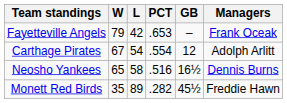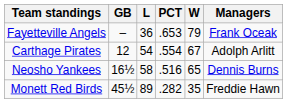columns swapped: (118, 13) <-> (189, 13)
(136, 32) 42 -> (146, 32) 36
